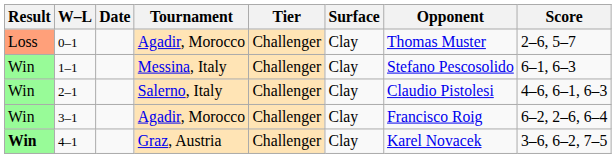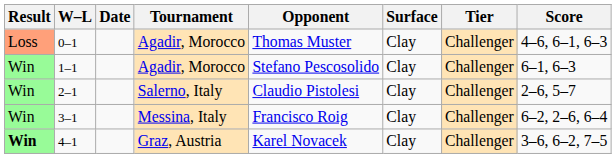columns swapped: (287, 16) <-> (450, 16)
(548, 41) 2–6, 5–7 -> (564, 41) 4–6, 6–1, 6–3
(182, 66) Messina, Italy -> (191, 66) Agadir, Morocco
(564, 91) 4–6, 6–1, 6–3 -> (548, 91) 2–6, 5–7
(191, 116) Agadir, Morocco -> (182, 116) Messina, Italy
